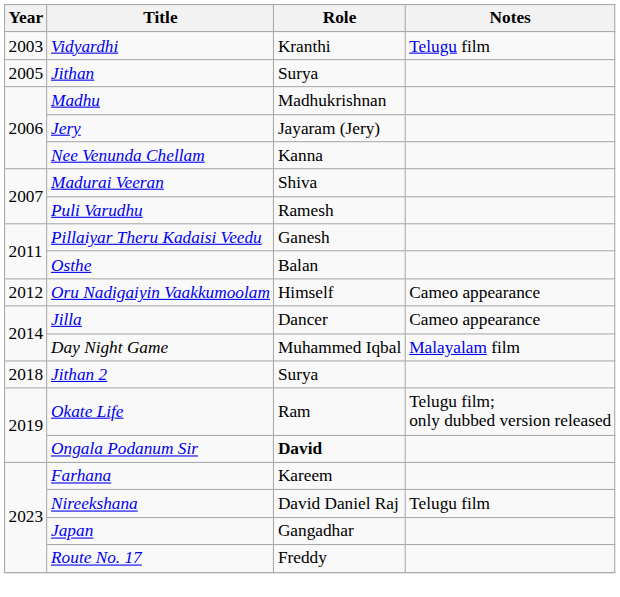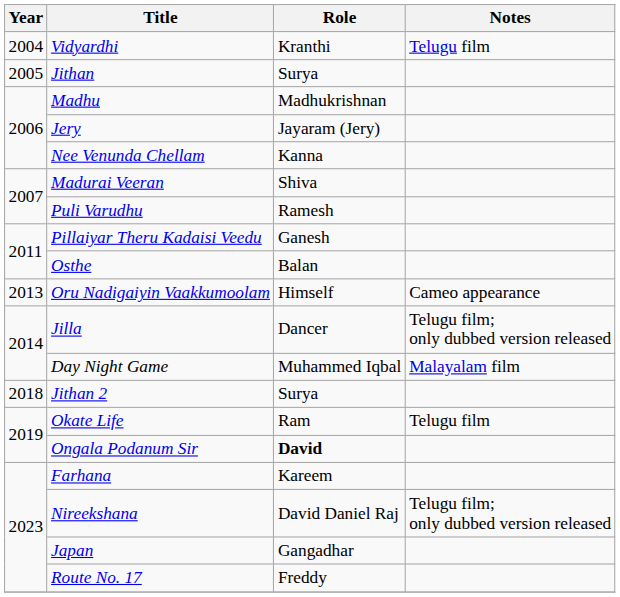(26, 45) 2003 -> (26, 45) 2004
(26, 292) 2012 -> (26, 292) 2013
(475, 319) Cameo appearance -> (510, 329) Telugu film; only dubbed version released
(510, 411) Telugu film; only dubbed version released -> (450, 421) Telugu film
(450, 503) Telugu film -> (510, 513) Telugu film; only dubbed version released
